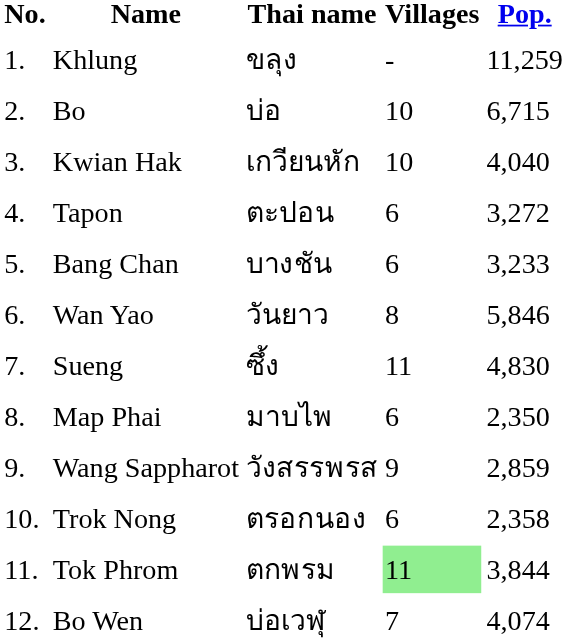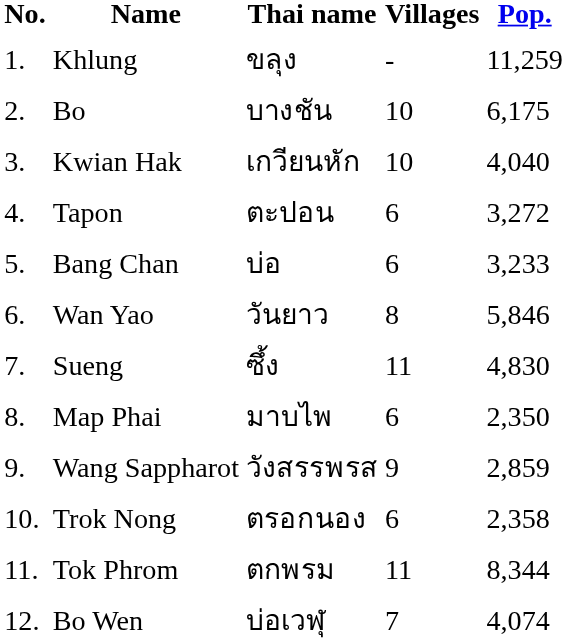(264, 110) บ่อ -> (289, 110) บางชัน
(518, 109) 6,715 -> (518, 109) 6,175
(289, 263) บางชัน -> (264, 263) บ่อ
(399, 569) lightgreen background -> (399, 569) no background
(518, 569) 3,844 -> (518, 569) 8,344
